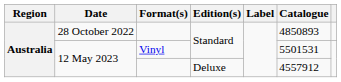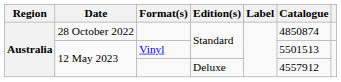(299, 31) 4850893 -> (299, 31) 4850874
(299, 49) 5501531 -> (299, 49) 5501513
